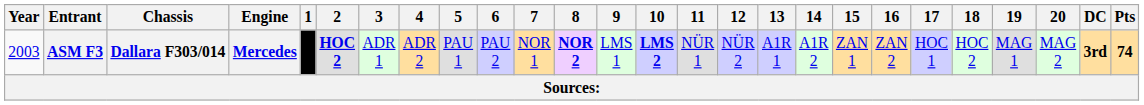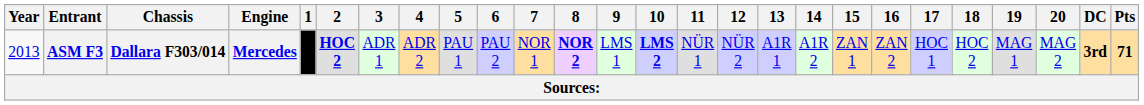(24, 51) 2003 -> (24, 51) 2013
(1125, 51) 74 -> (1125, 51) 71
